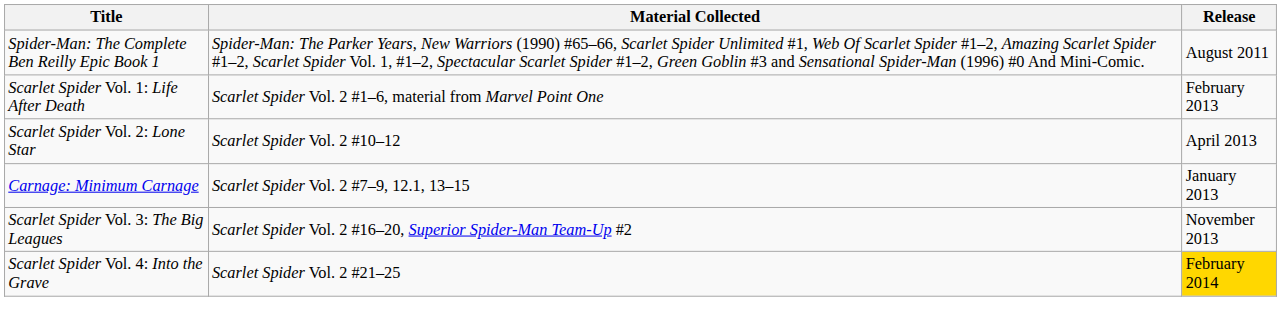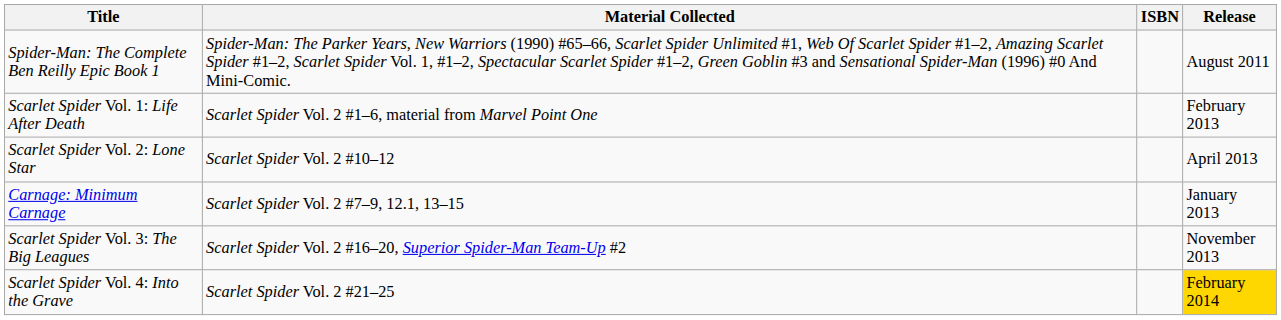+ column: (1160, 17)
